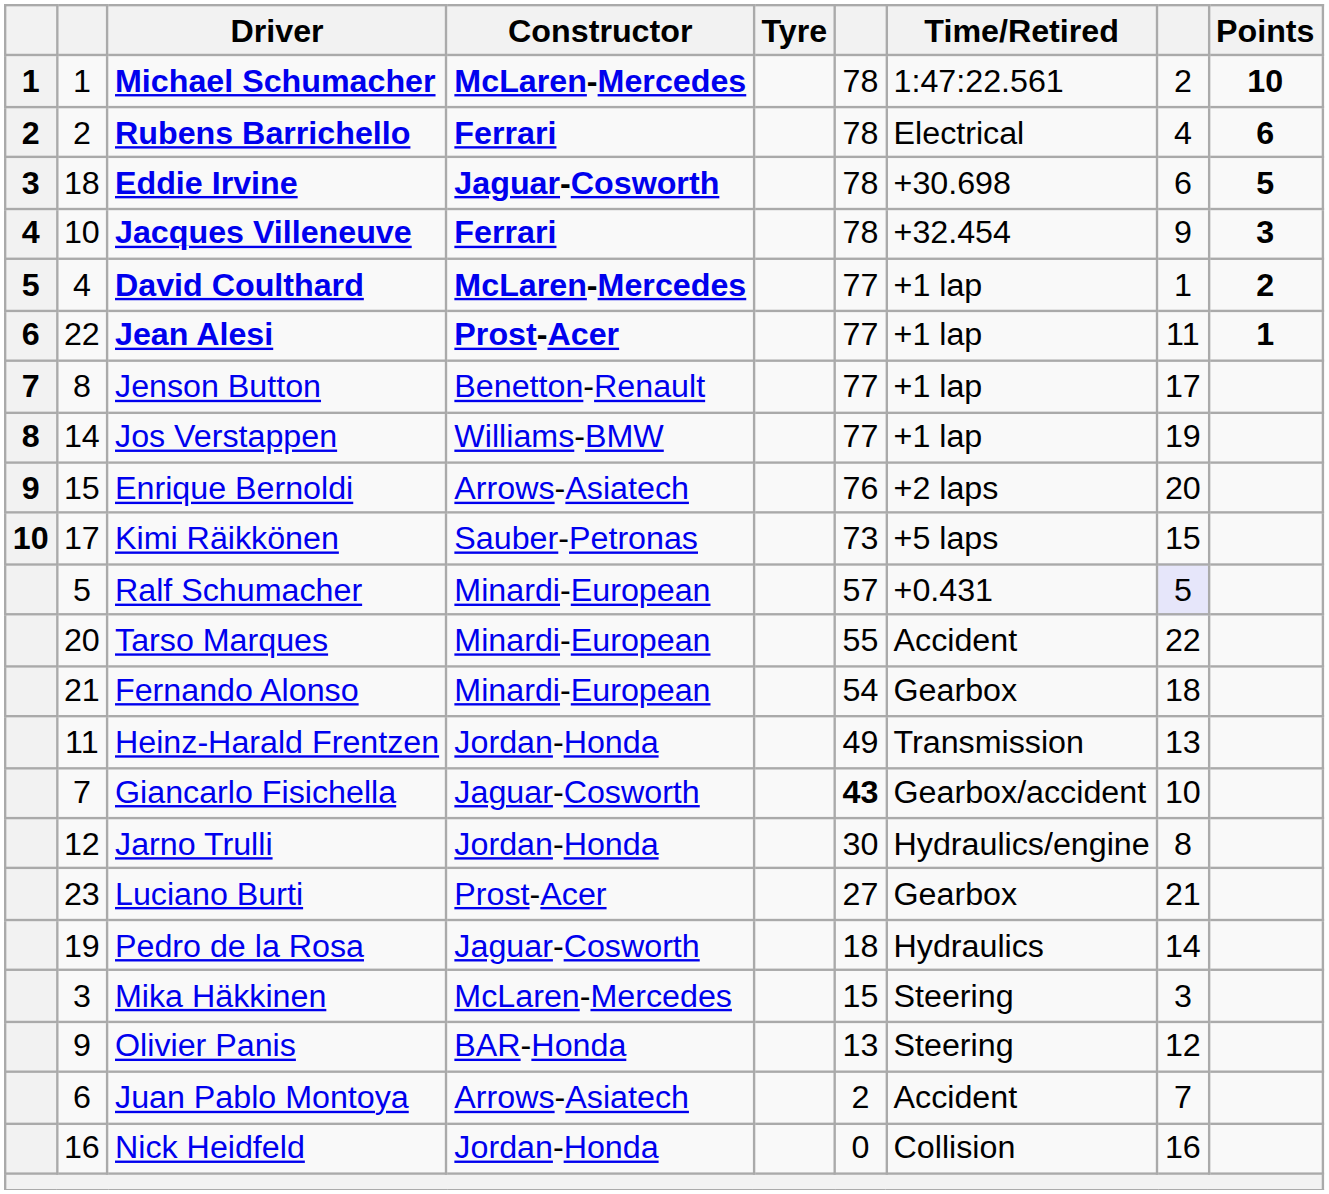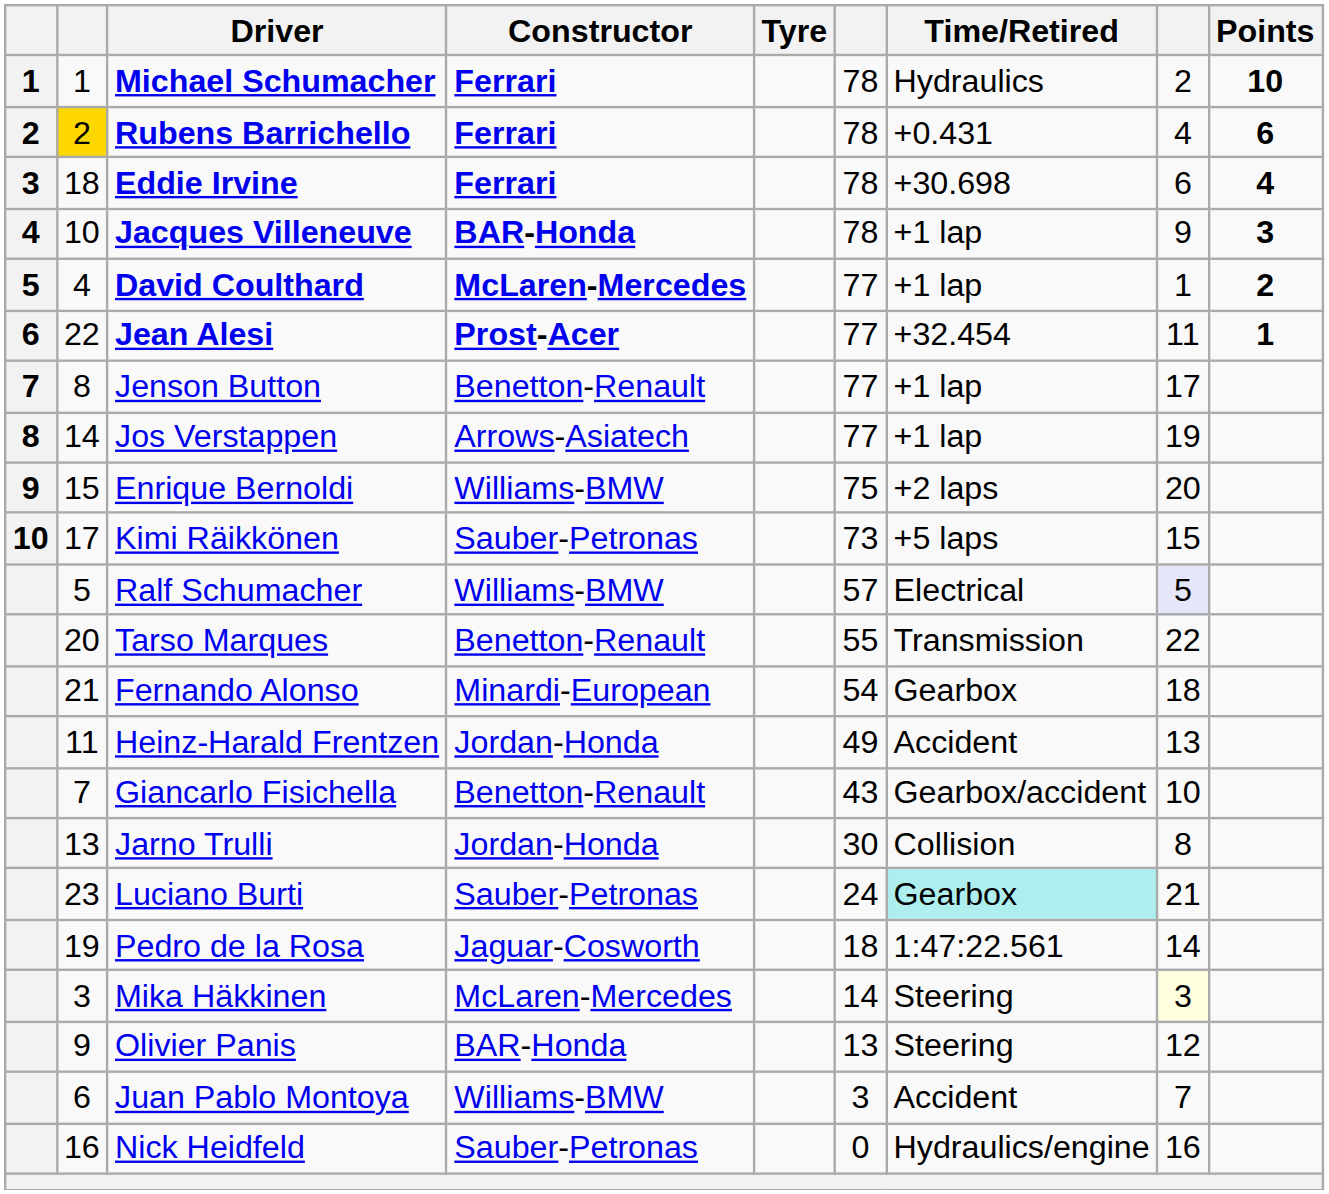(600, 81) McLaren-Mercedes -> (505, 81) Ferrari
(979, 81) 1:47:22.561 -> (969, 81) Hydraulics
(82, 132) no background -> (82, 132) gold background
(959, 132) Electrical -> (943, 132) +0.431
(587, 183) Jaguar-Cosworth -> (505, 183) Ferrari
(1265, 183) 5 -> (1265, 183) 4
(505, 233) Ferrari -> (545, 233) BAR-Honda
(952, 233) +32.454 -> (938, 233) +1 lap
(938, 335) +1 lap -> (952, 335) +32.454
(559, 437) Williams-BMW -> (572, 437) Arrows-Asiatech
(572, 487) Arrows-Asiatech -> (559, 487) Williams-BMW
(860, 487) 76 -> (860, 487) 75
(582, 589) Minardi-European -> (559, 589) Williams-BMW
(943, 589) +0.431 -> (959, 589) Electrical
(582, 640) Minardi-European -> (580, 640) Benetton-Renault
(955, 640) Accident -> (989, 640) Transmission
(989, 741) Transmission -> (955, 741) Accident
(577, 792) Jaguar-Cosworth -> (580, 792) Benetton-Renault
(860, 792) bold -> (860, 792) normal
(82, 843) 12 -> (82, 843) 13
(1022, 843) Hydraulics/engine -> (954, 843) Collision
(530, 894) Prost-Acer -> (576, 894) Sauber-Petronas
(860, 894) 27 -> (860, 894) 24
(955, 894) no background -> (955, 894) paleturquoise background
(969, 945) Hydraulics -> (979, 945) 1:47:22.561
(860, 996) 15 -> (860, 996) 14
(1183, 996) no background -> (1183, 996) lightyellow background
(572, 1097) Arrows-Asiatech -> (559, 1097) Williams-BMW
(860, 1097) 2 -> (860, 1097) 3
(556, 1148) Jordan-Honda -> (576, 1148) Sauber-Petronas
(954, 1148) Collision -> (1022, 1148) Hydraulics/engine
